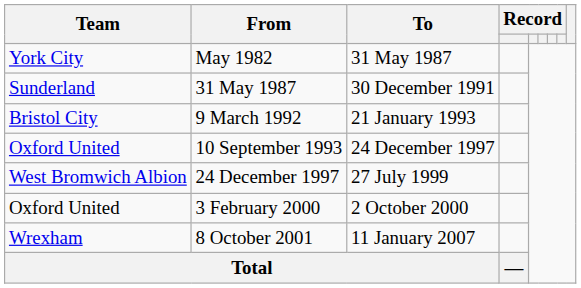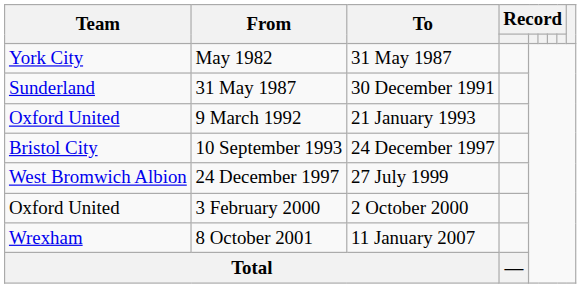(53, 118) Bristol City -> (64, 118) Oxford United
(64, 147) Oxford United -> (53, 147) Bristol City
